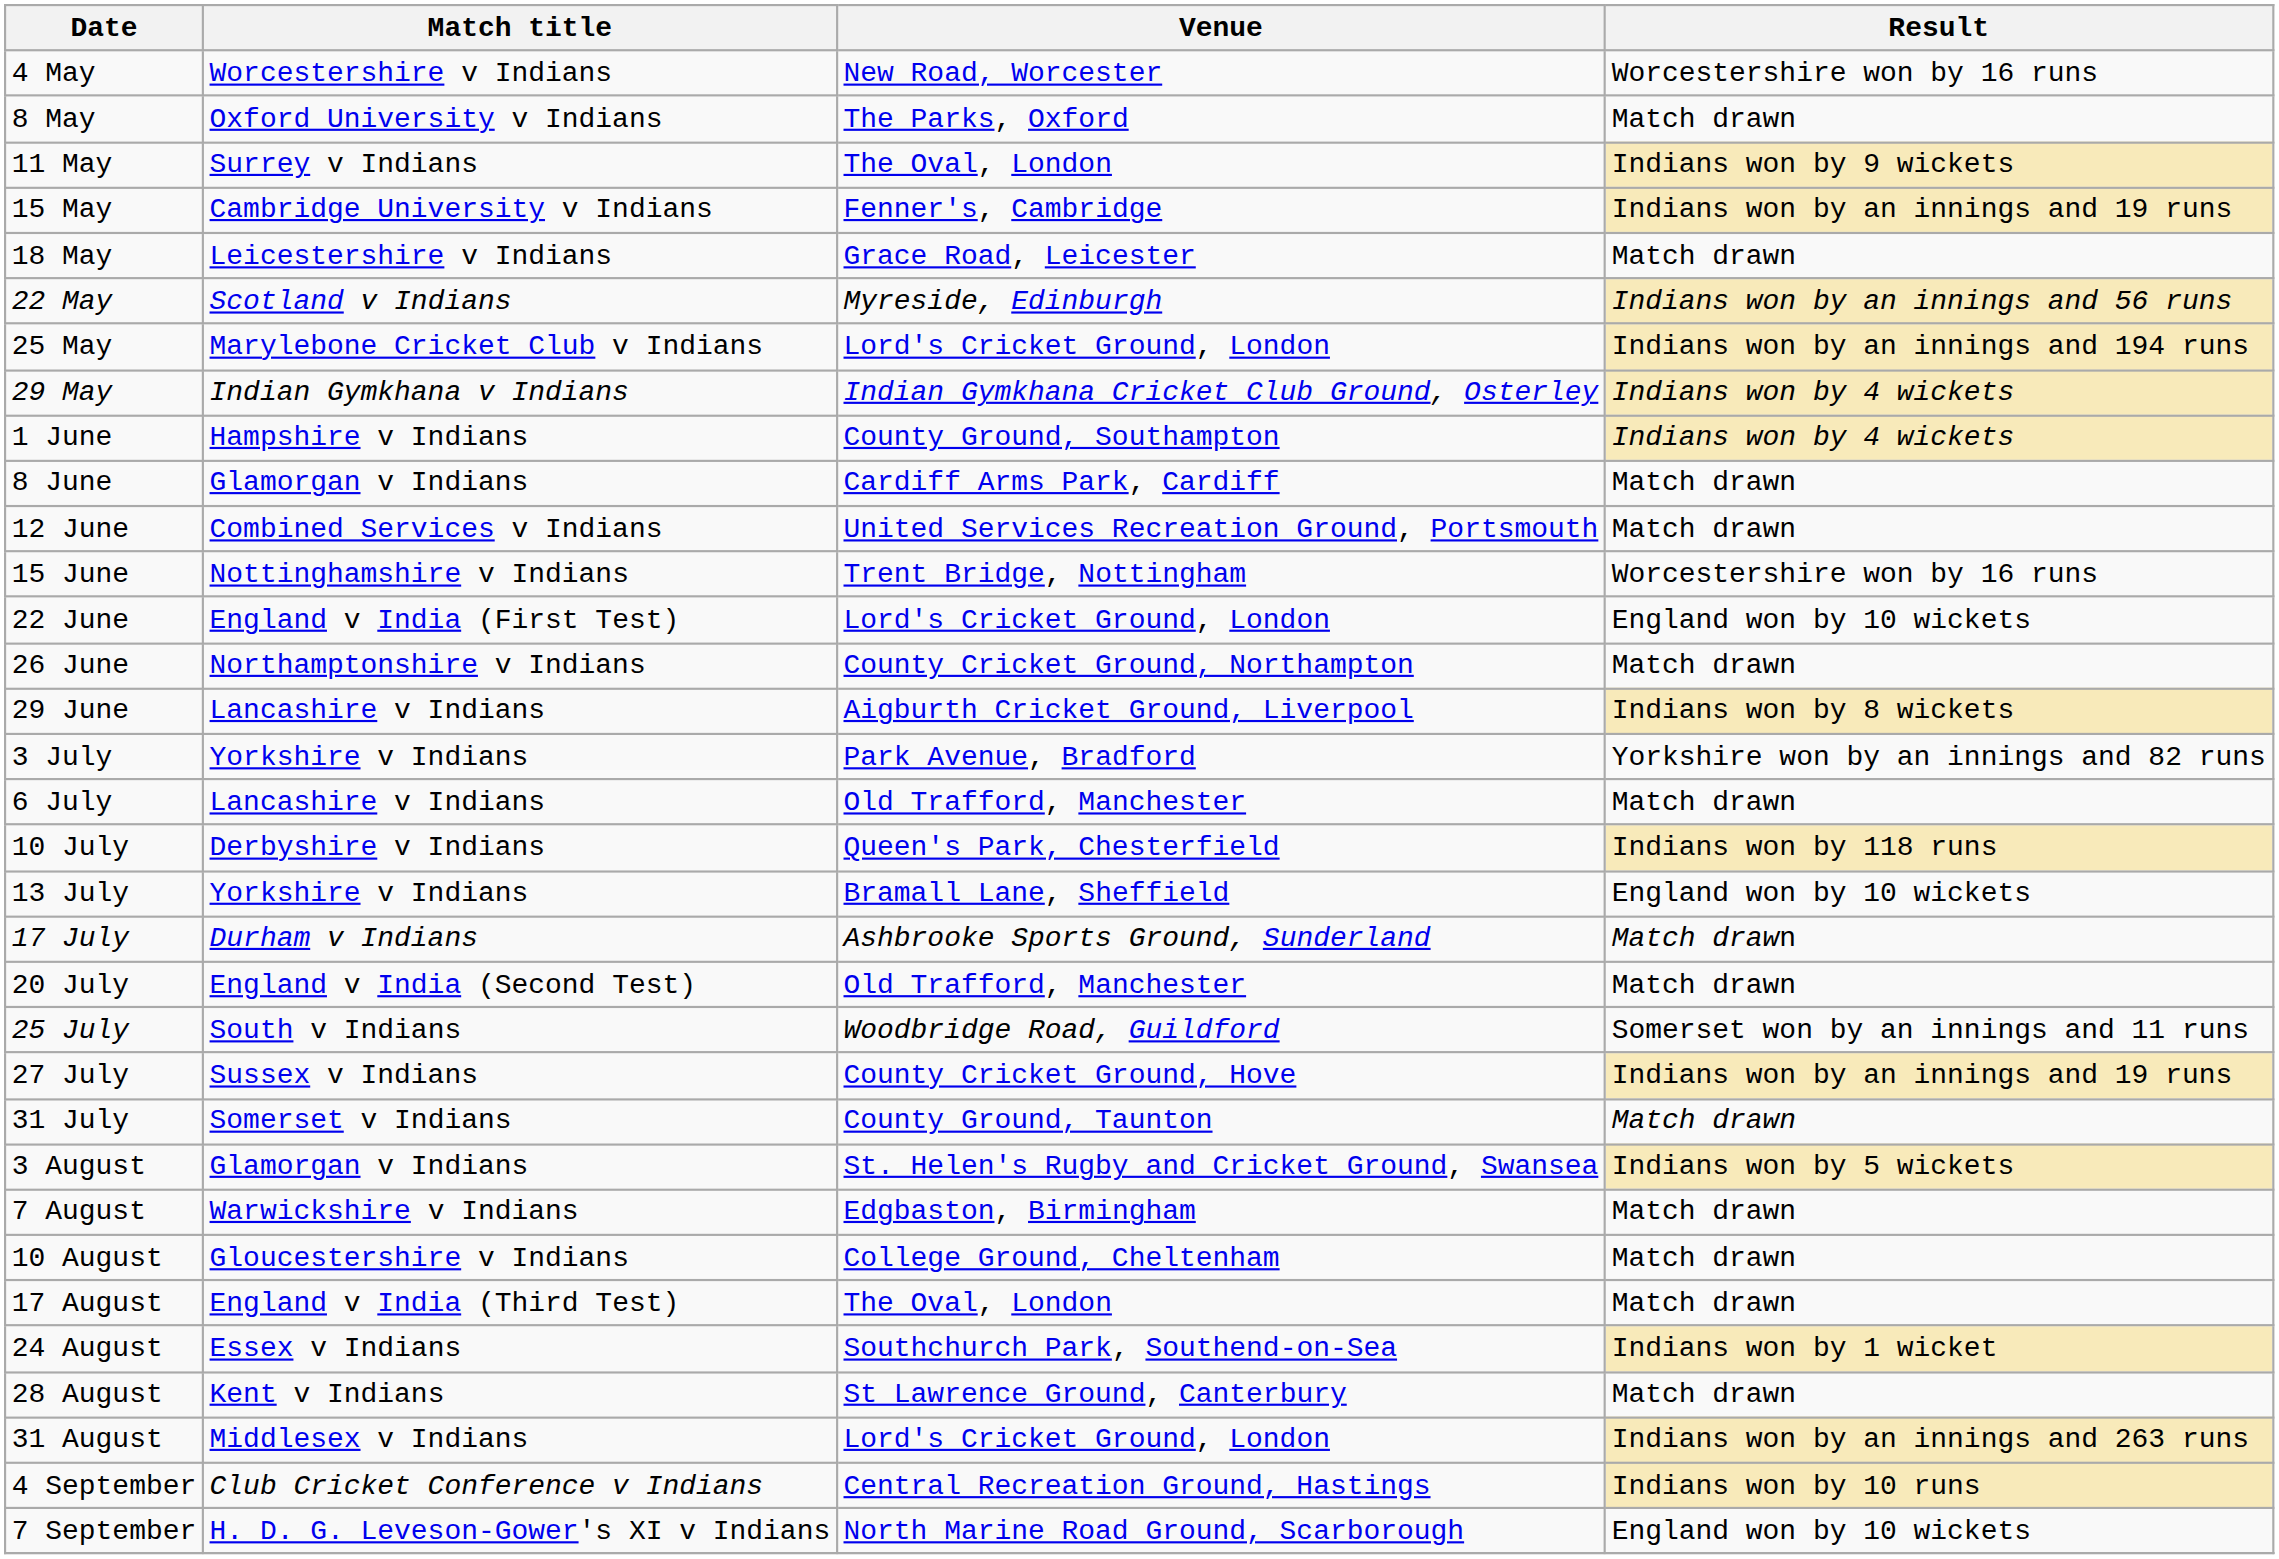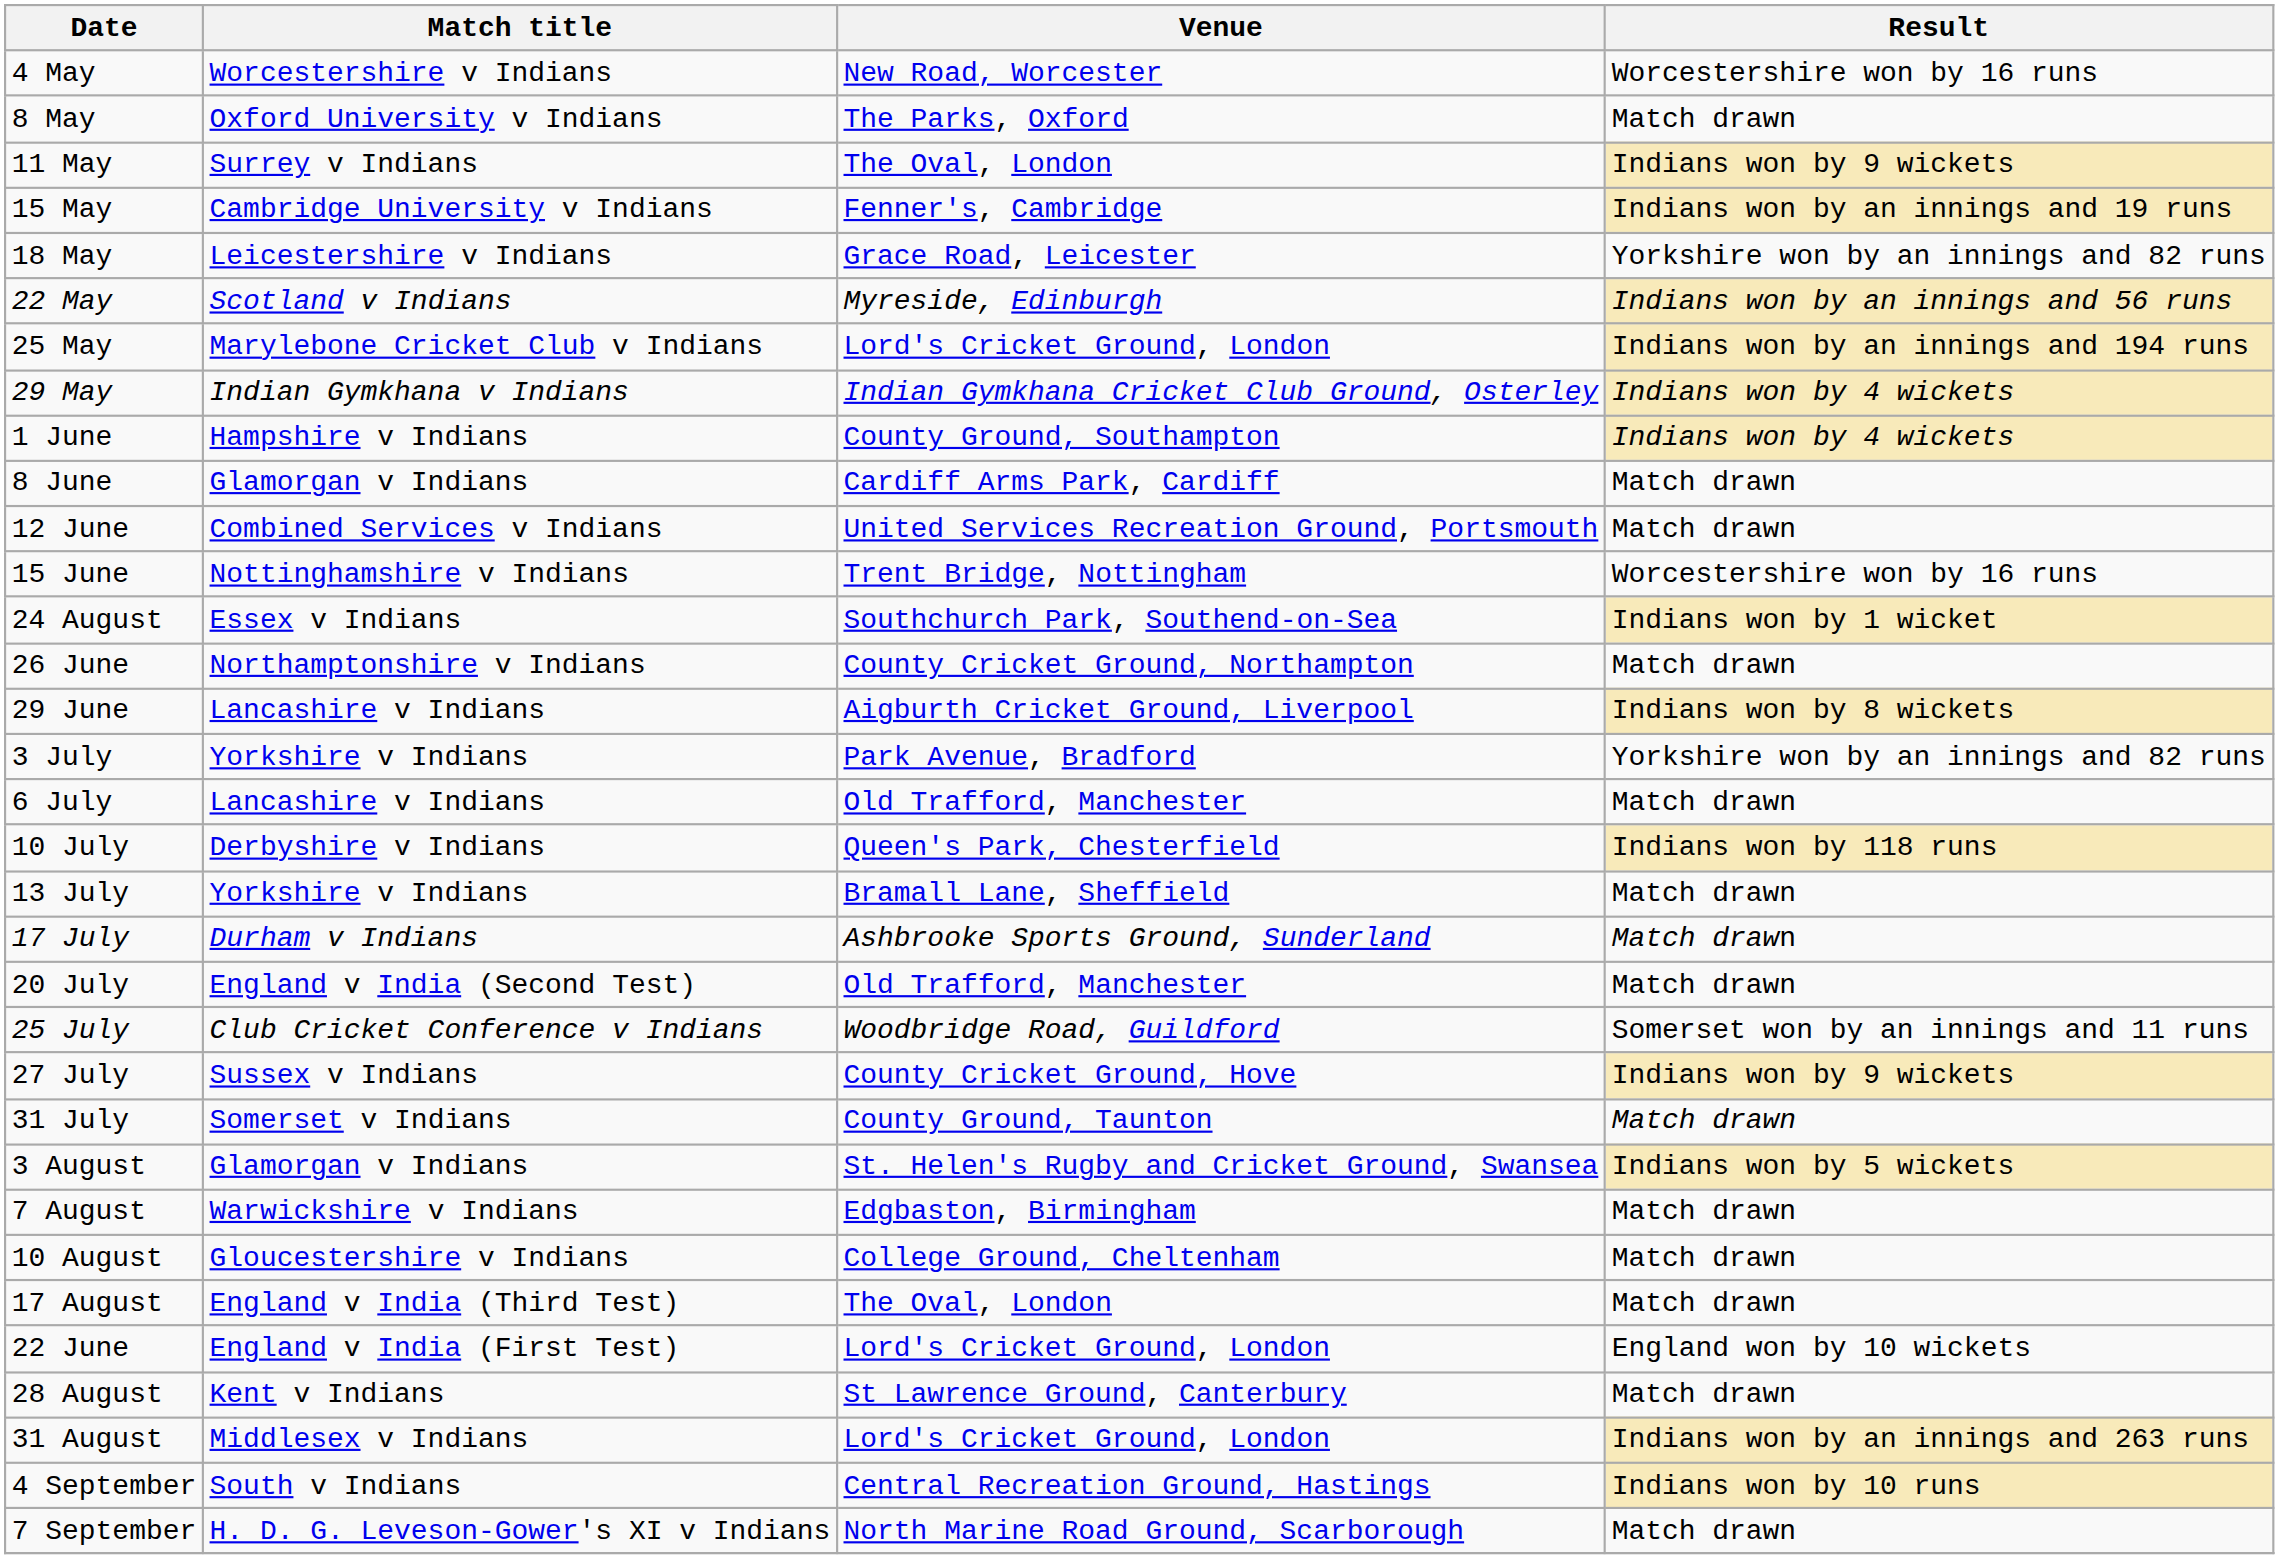(1704, 256) Match drawn -> (1939, 256) Yorkshire won by an innings and 82 runs
rows swapped: (70, 620) <-> (87, 1349)
(1821, 893) England won by 10 wickets -> (1704, 893) Match drawn
(335, 1030) South v Indians -> (486, 1030) Club Cricket Conference v Indians
(1922, 1076) Indians won by an innings and 19 runs -> (1813, 1076) Indians won by 9 wickets
(486, 1486) Club Cricket Conference v Indians -> (335, 1486) South v Indians
(1821, 1531) England won by 10 wickets -> (1704, 1531) Match drawn
